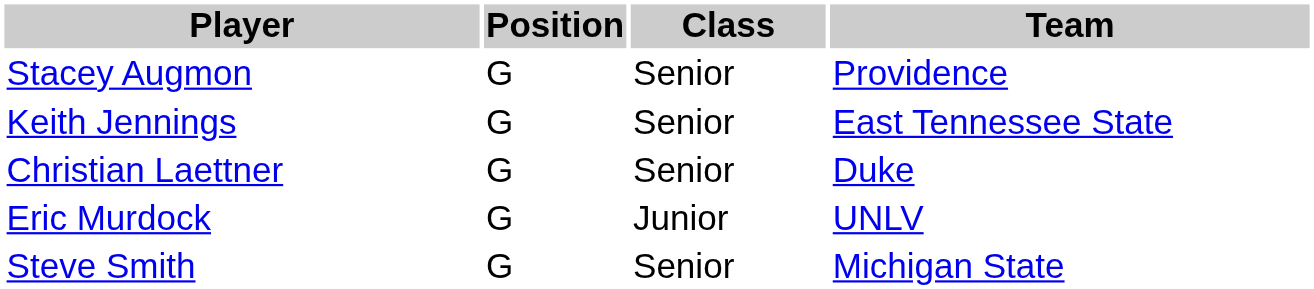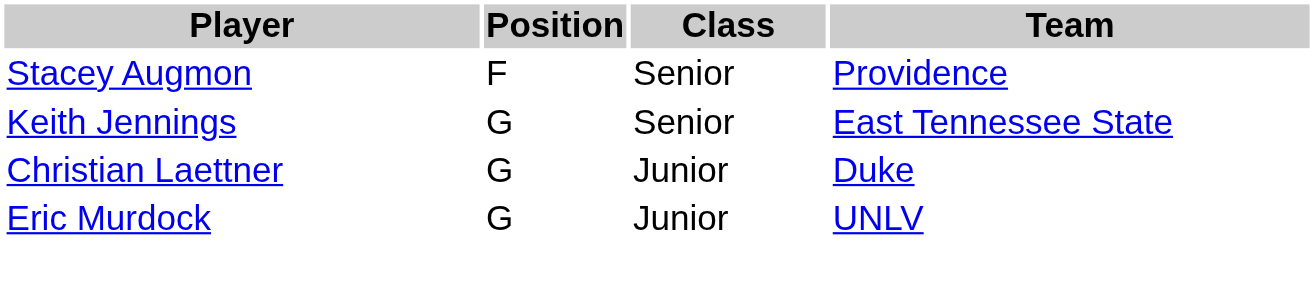(500, 73) G -> (497, 73) F
(684, 170) Senior -> (681, 170) Junior
- row: (101, 266)
